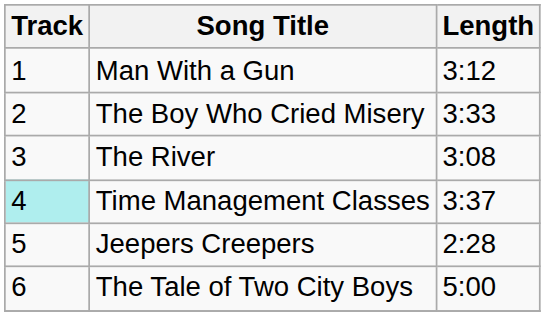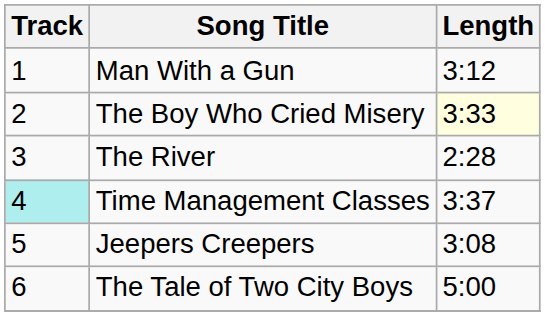(469, 113) no background -> (469, 113) lightyellow background
(469, 157) 3:08 -> (469, 157) 2:28
(469, 244) 2:28 -> (469, 244) 3:08
